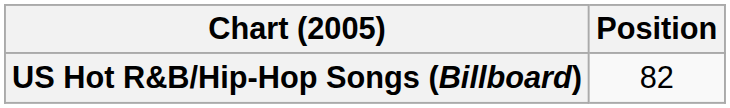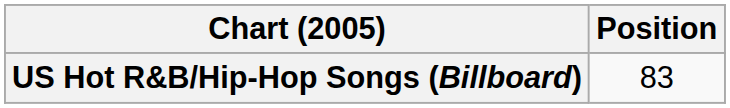(657, 77) 82 -> (657, 77) 83
